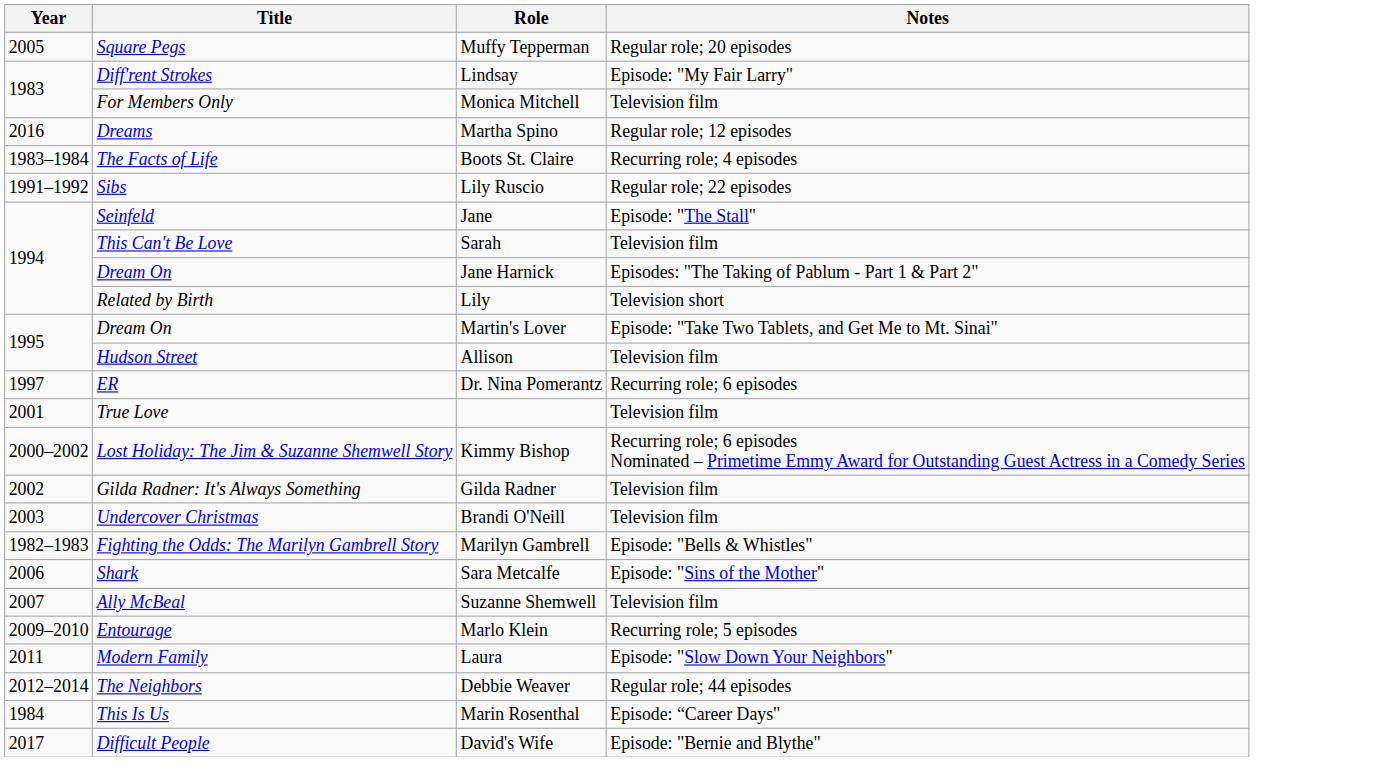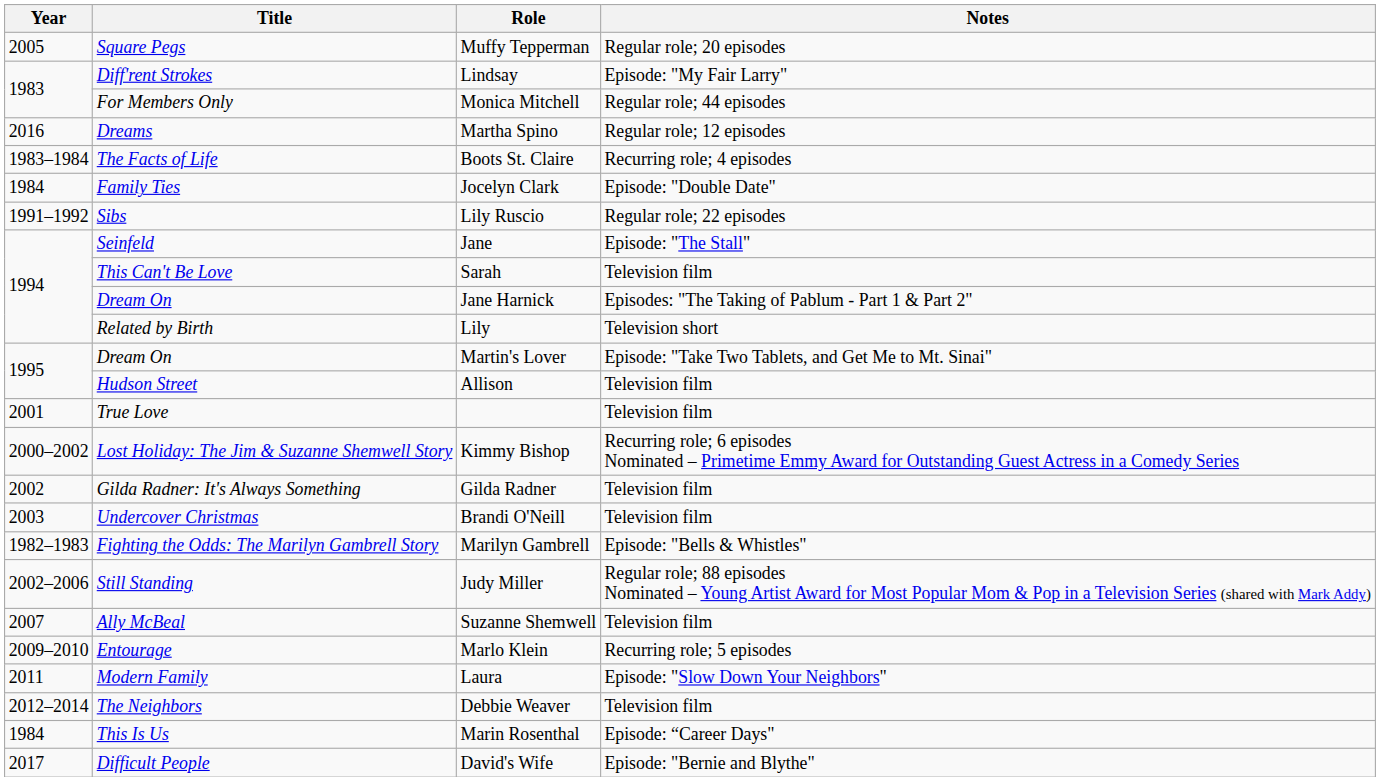(664, 103) Television film -> (695, 103) Regular role; 44 episodes
+ row: (510, 187)
- row: (531, 384)
+ row: (502, 583)
- row: (510, 573)
(701, 686) Regular role; 44 episodes -> (658, 706) Television film
